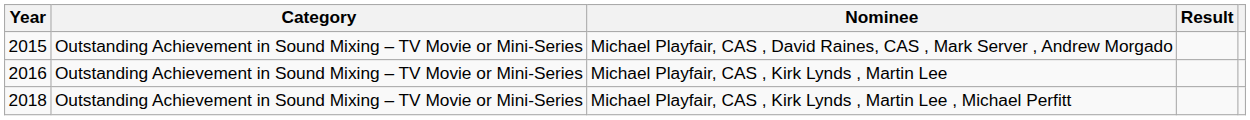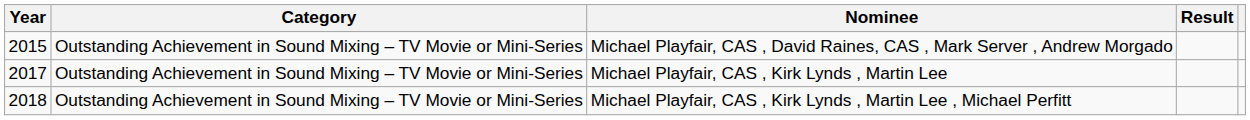(28, 73) 2016 -> (28, 73) 2017
